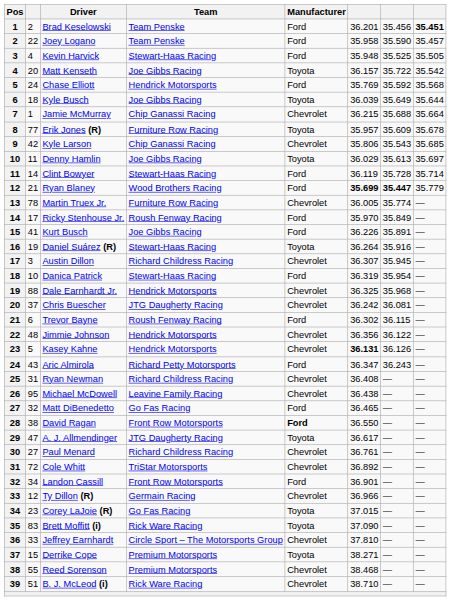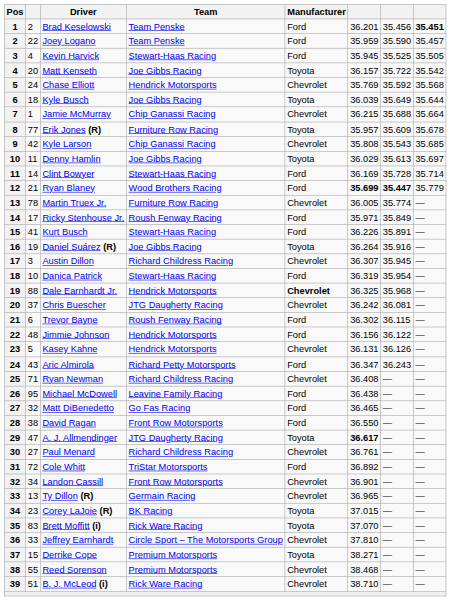(364, 41) 35.958 -> (364, 41) 35.959
(364, 56) 35.948 -> (364, 56) 35.945
(297, 85) Ford -> (307, 85) Chevrolet
(364, 144) 35.806 -> (364, 144) 35.808
(364, 173) 36.119 -> (364, 173) 36.169
(364, 217) 35.970 -> (364, 217) 35.971
(165, 232) Joe Gibbs Racing -> (172, 232) Stewart-Haas Racing
(172, 247) Stewart-Haas Racing -> (165, 247) Joe Gibbs Racing
(307, 291) normal -> (309, 291) bold
(307, 335) Chevrolet -> (297, 335) Ford
(364, 335) 36.356 -> (364, 335) 36.156
(364, 349) bold -> (364, 349) normal
(33, 379) 31 -> (33, 379) 71
(307, 393) Chevrolet -> (297, 393) Ford
(297, 423) bold -> (297, 423) normal
(364, 437) normal -> (364, 437) bold
(307, 467) Chevrolet -> (297, 467) Ford
(297, 482) Ford -> (307, 482) Chevrolet
(33, 496) 12 -> (33, 496) 13
(364, 496) 36.966 -> (364, 496) 36.965
(159, 511) Go Fas Racing -> (150, 511) BK Racing
(364, 526) 37.090 -> (364, 526) 37.070
